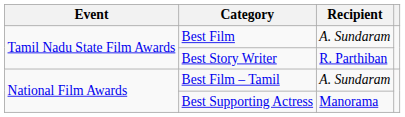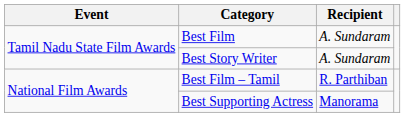(353, 58) R. Parthiban -> (355, 58) A. Sundaram
(355, 79) A. Sundaram -> (353, 79) R. Parthiban
